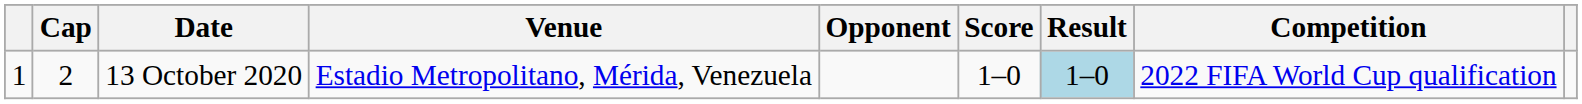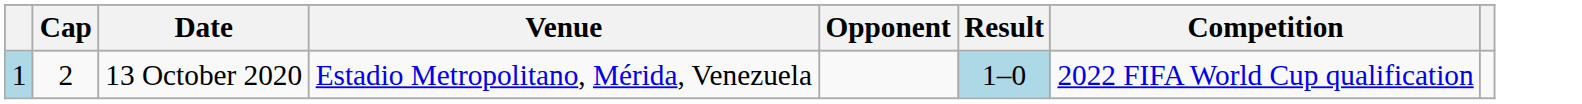- column: (999, 27)
(19, 74) no background -> (19, 74) lightblue background
